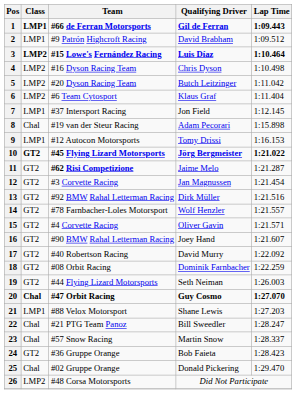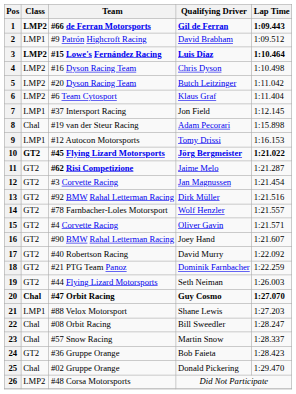(35, 26) LMP1 -> (35, 26) LMP2
(81, 268) #08 Orbit Racing -> (89, 268) #21 PTG Team Panoz
(89, 325) #21 PTG Team Panoz -> (81, 325) #08 Orbit Racing
